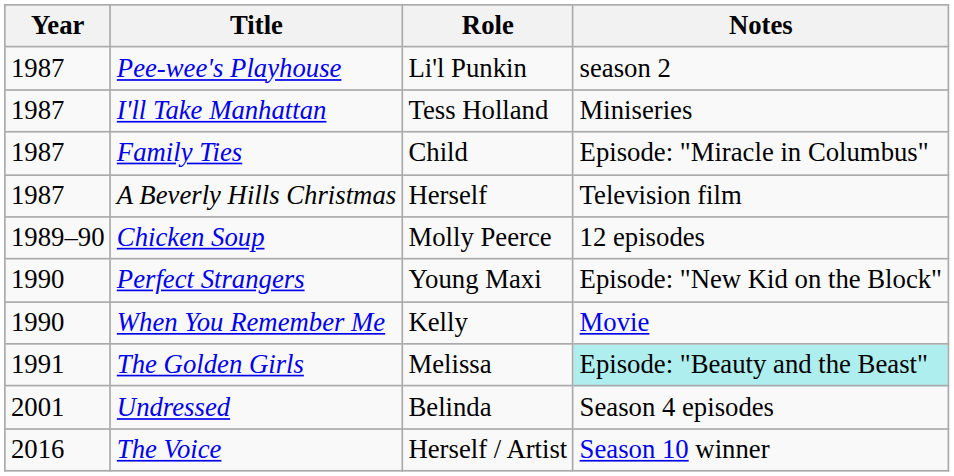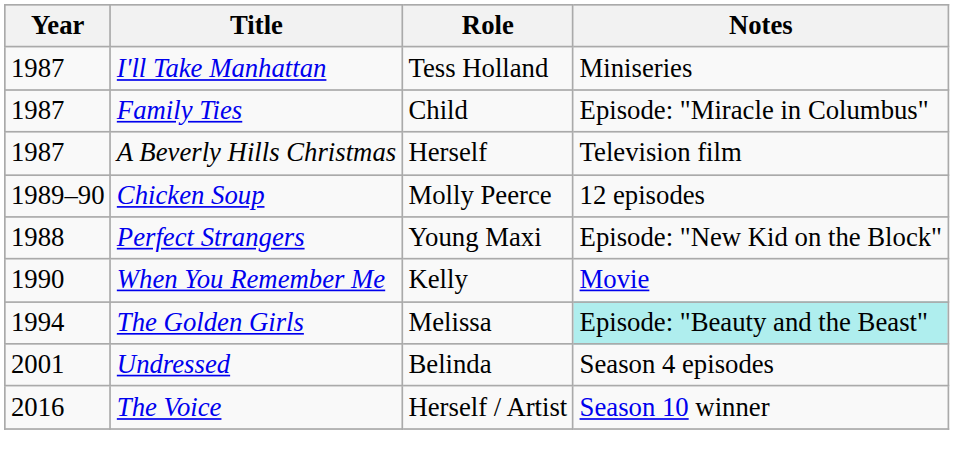- row: (229, 68)
(38, 279) 1990 -> (38, 237) 1988
(38, 364) 1991 -> (38, 322) 1994
